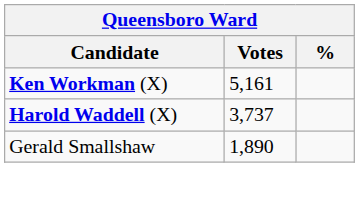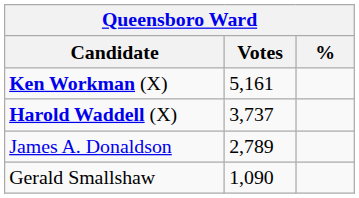+ row: (90, 146)
(251, 146) 1,890 -> (251, 177) 1,090
